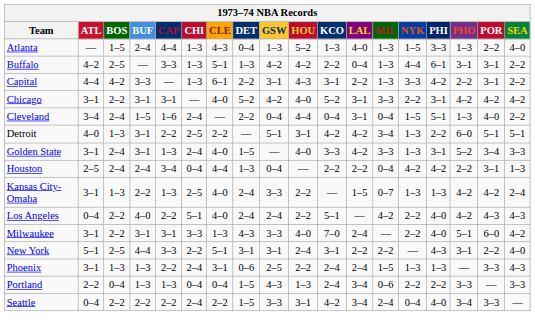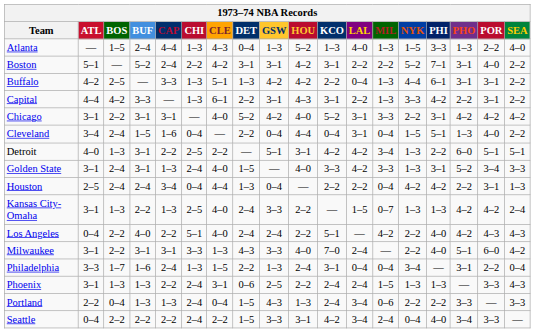+ row: (22, 65)
(194, 117) 2–4 -> (194, 134) 0–4
- row: (28, 250)
+ row: (33, 267)
(194, 285) 0–4 -> (194, 302) 2–4
